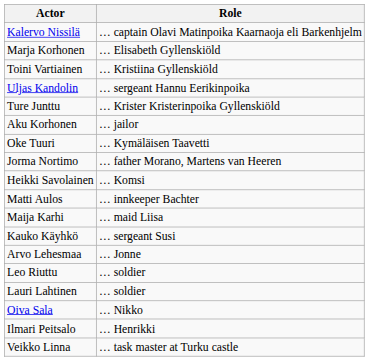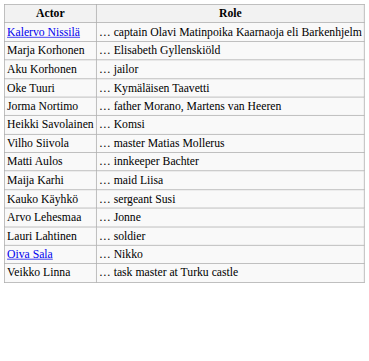- row: (45, 69)
- row: (43, 87)
- row: (34, 106)
+ row: (38, 143)
- row: (32, 273)
- row: (41, 328)
